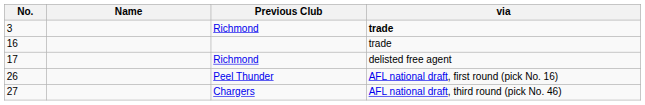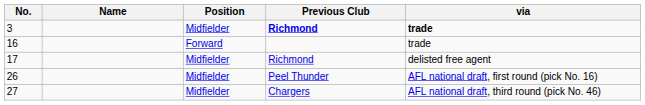+ column: (225, 12)
(236, 28) normal -> (293, 28) bold
